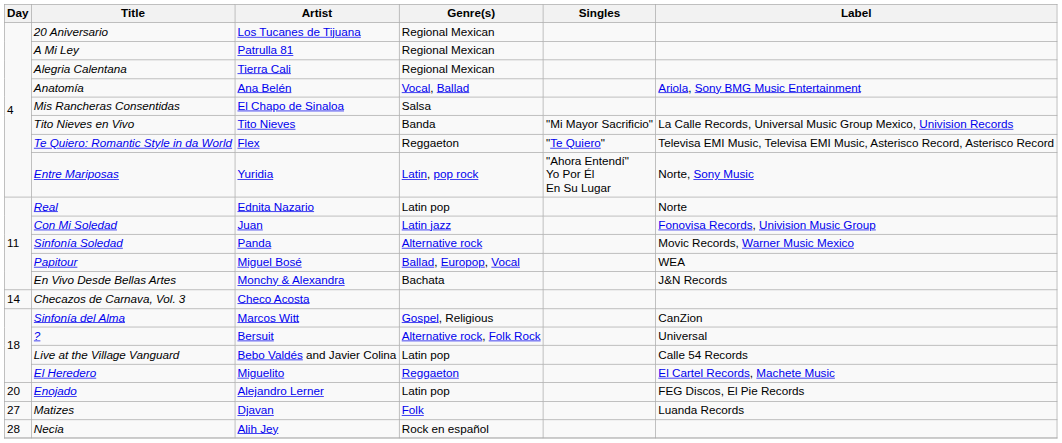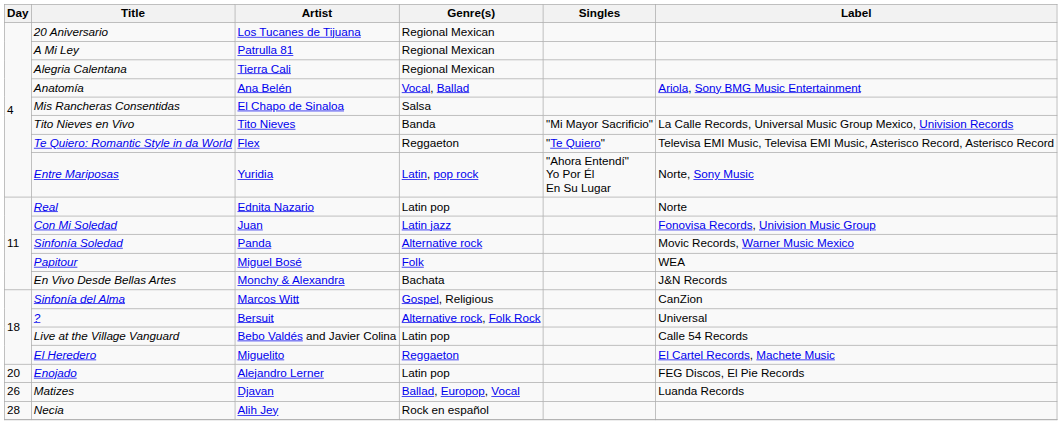(461, 262) Ballad, Europop, Vocal -> (413, 262) Folk
- row: (110, 299)
(14, 410) 27 -> (14, 391) 26
(413, 410) Folk -> (461, 391) Ballad, Europop, Vocal
